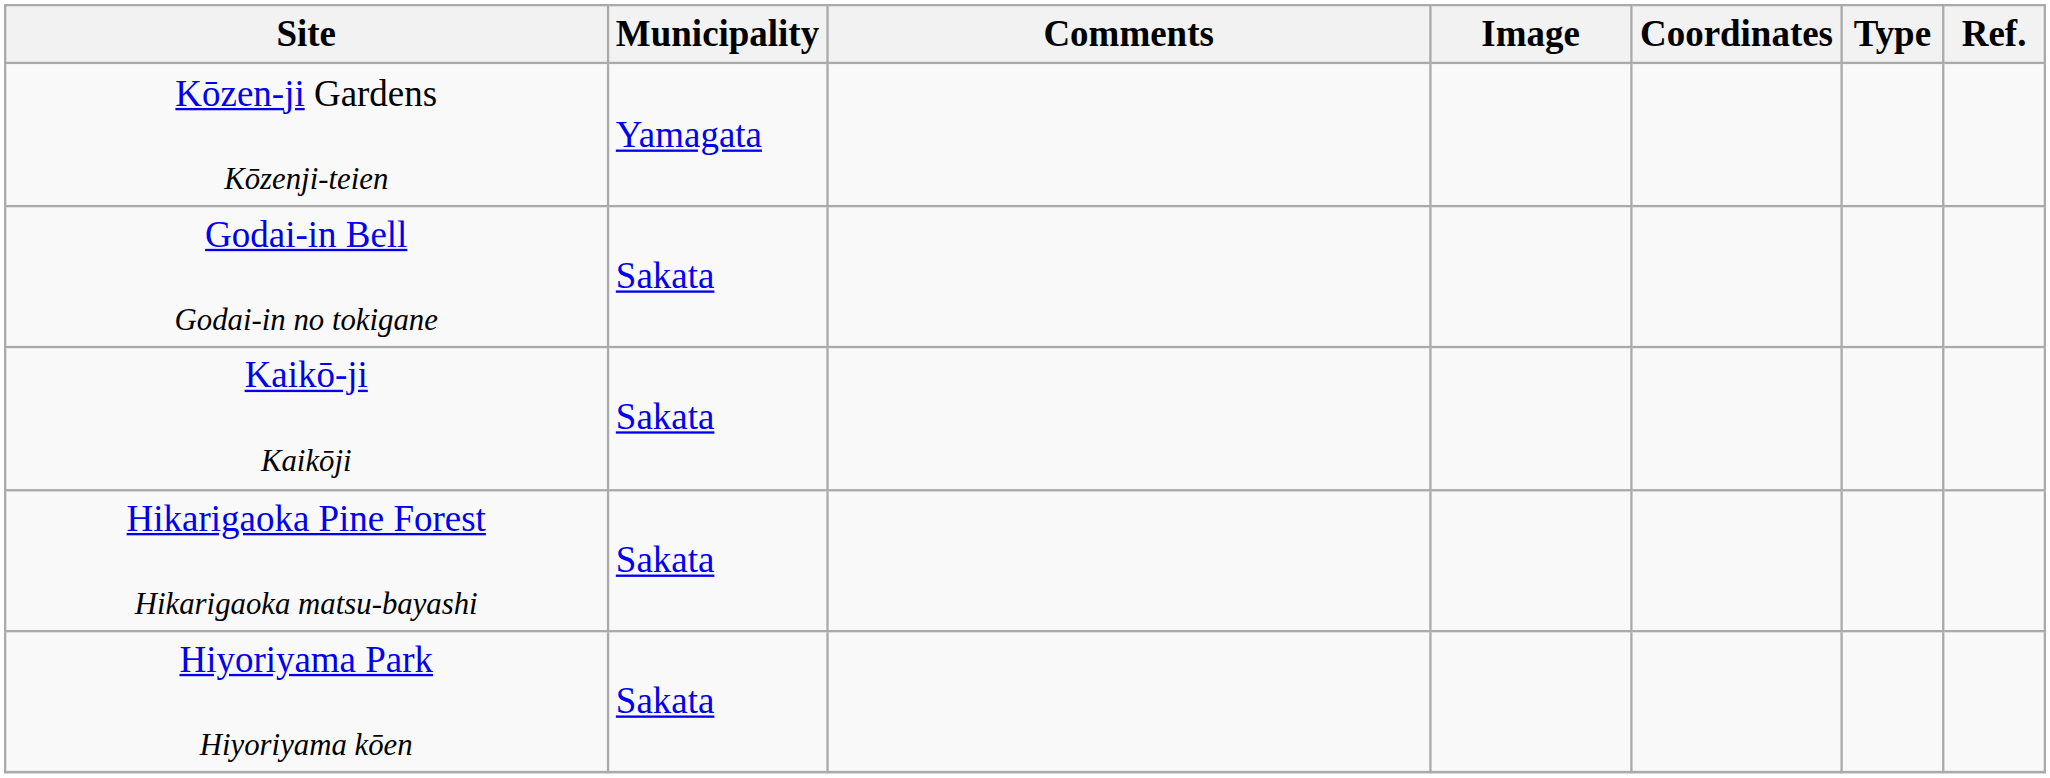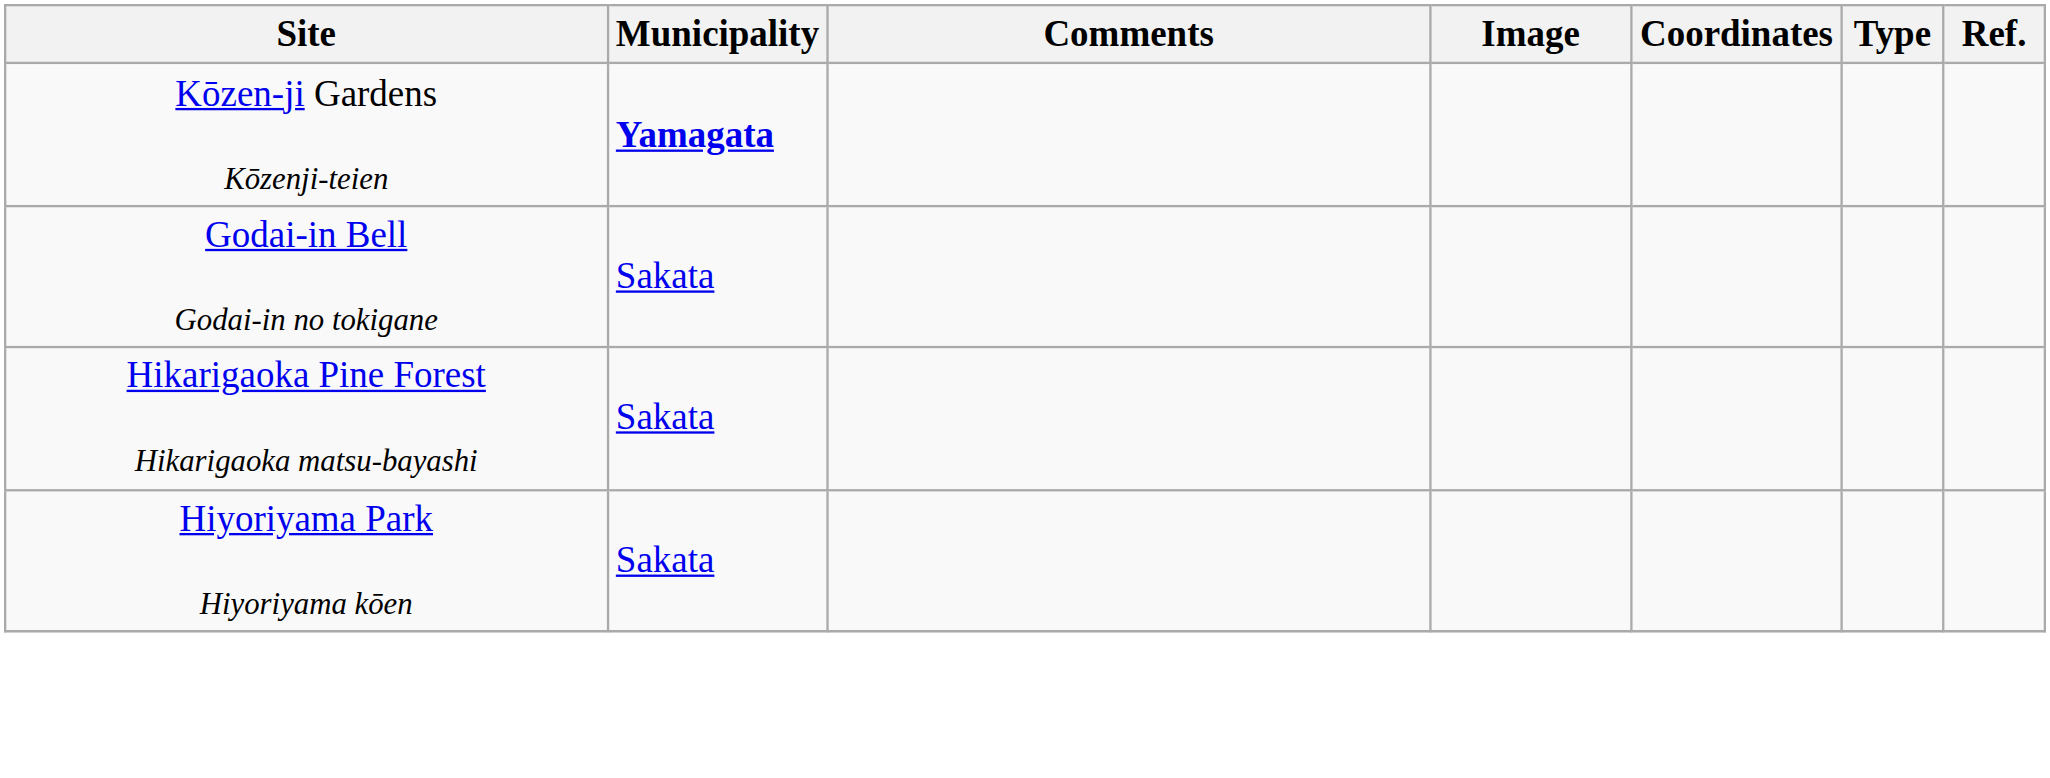(689, 134) normal -> (695, 134) bold
- row: (306, 417)
